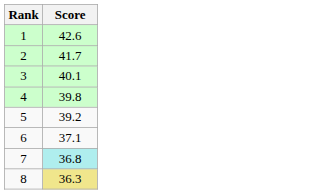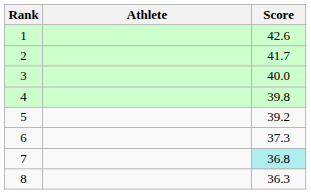+ column: (147, 14)
(70, 76) 40.1 -> (279, 76) 40.0
(70, 138) 37.1 -> (279, 138) 37.3
(70, 179) khaki background -> (279, 179) no background
